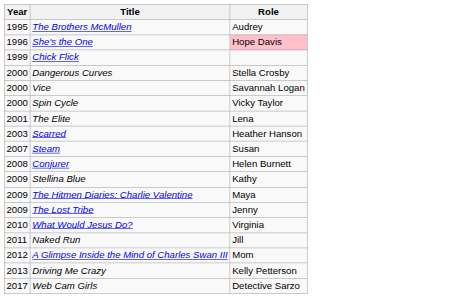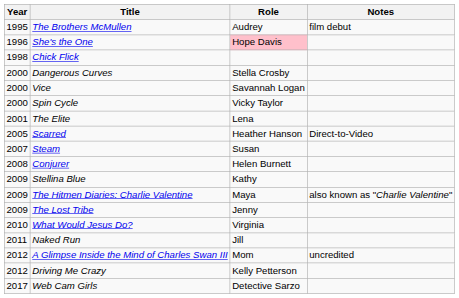+ column: (381, 12)
(17, 57) 1999 -> (17, 57) 1998
(17, 133) 2003 -> (17, 133) 2005
(17, 270) 2013 -> (17, 270) 2012
